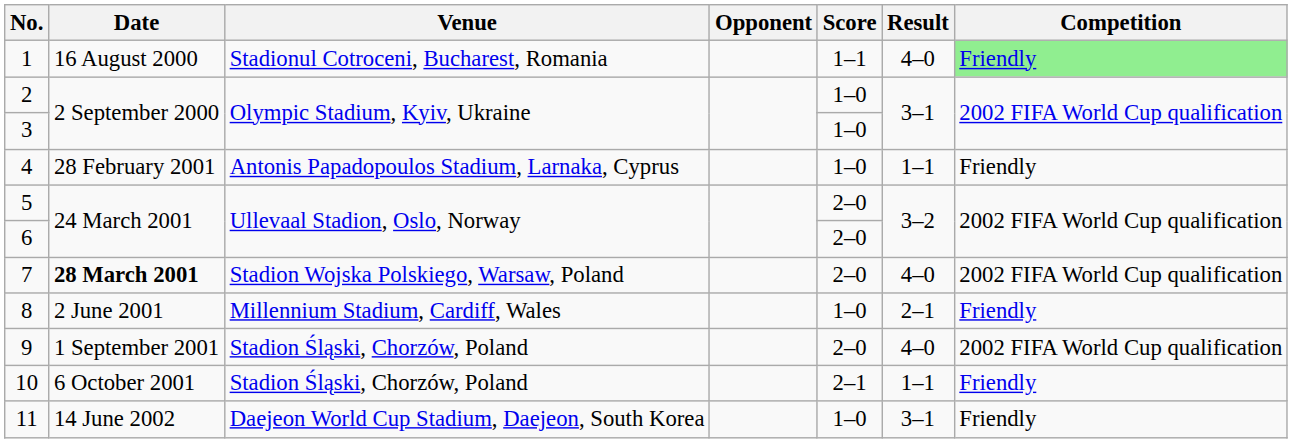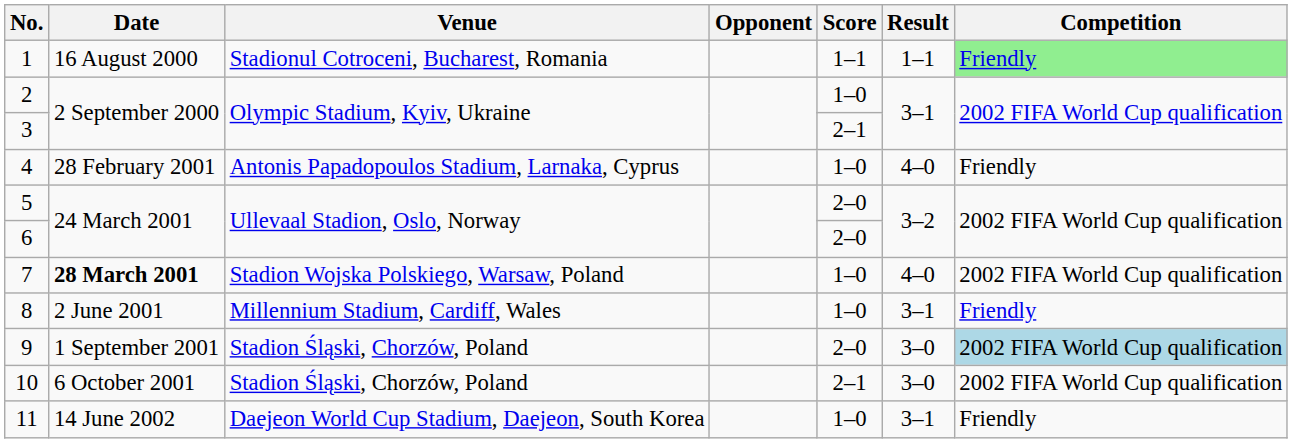(918, 58) 4–0 -> (918, 58) 1–1
(850, 130) 1–0 -> (850, 130) 2–1
(918, 166) 1–1 -> (918, 166) 4–0
(850, 274) 2–0 -> (850, 274) 1–0
(918, 310) 2–1 -> (918, 310) 3–1
(918, 346) 4–0 -> (918, 346) 3–0
(1121, 346) no background -> (1121, 346) lightblue background
(918, 382) 1–1 -> (918, 382) 3–0
(998, 382) Friendly -> (1121, 382) 2002 FIFA World Cup qualification
